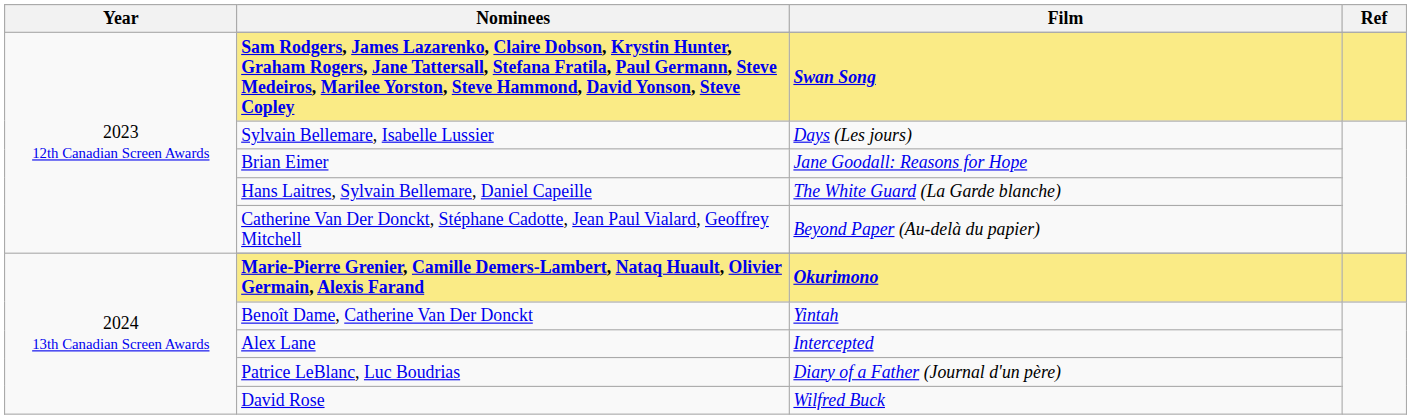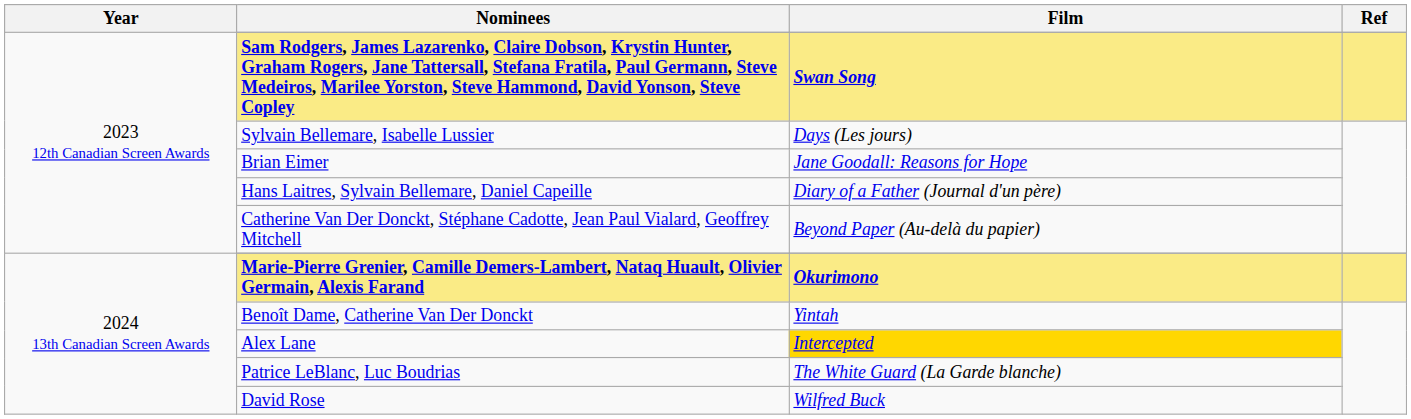(927, 191) The White Guard (La Garde blanche) -> (927, 191) Diary of a Father (Journal d'un père)
(834, 343) no background -> (834, 343) gold background
(927, 371) Diary of a Father (Journal d'un père) -> (927, 371) The White Guard (La Garde blanche)
